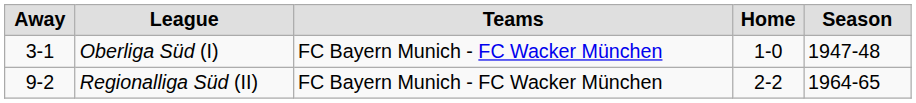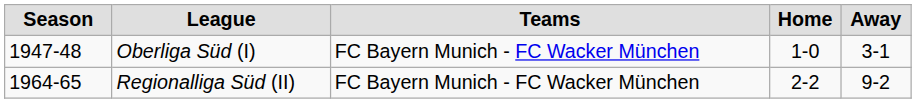columns swapped: (857, 20) <-> (40, 20)
